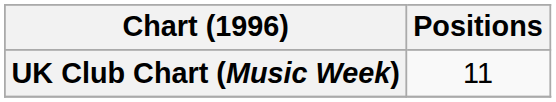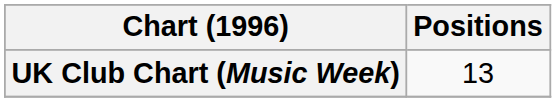(478, 73) 11 -> (478, 73) 13
